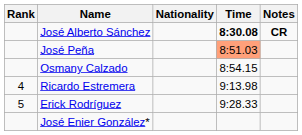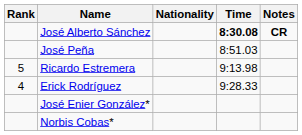(238, 50) lightsalmon background -> (238, 50) no background
- row: (84, 68)
(21, 86) 4 -> (21, 68) 5
(21, 104) 5 -> (21, 86) 4
+ row: (77, 122)
